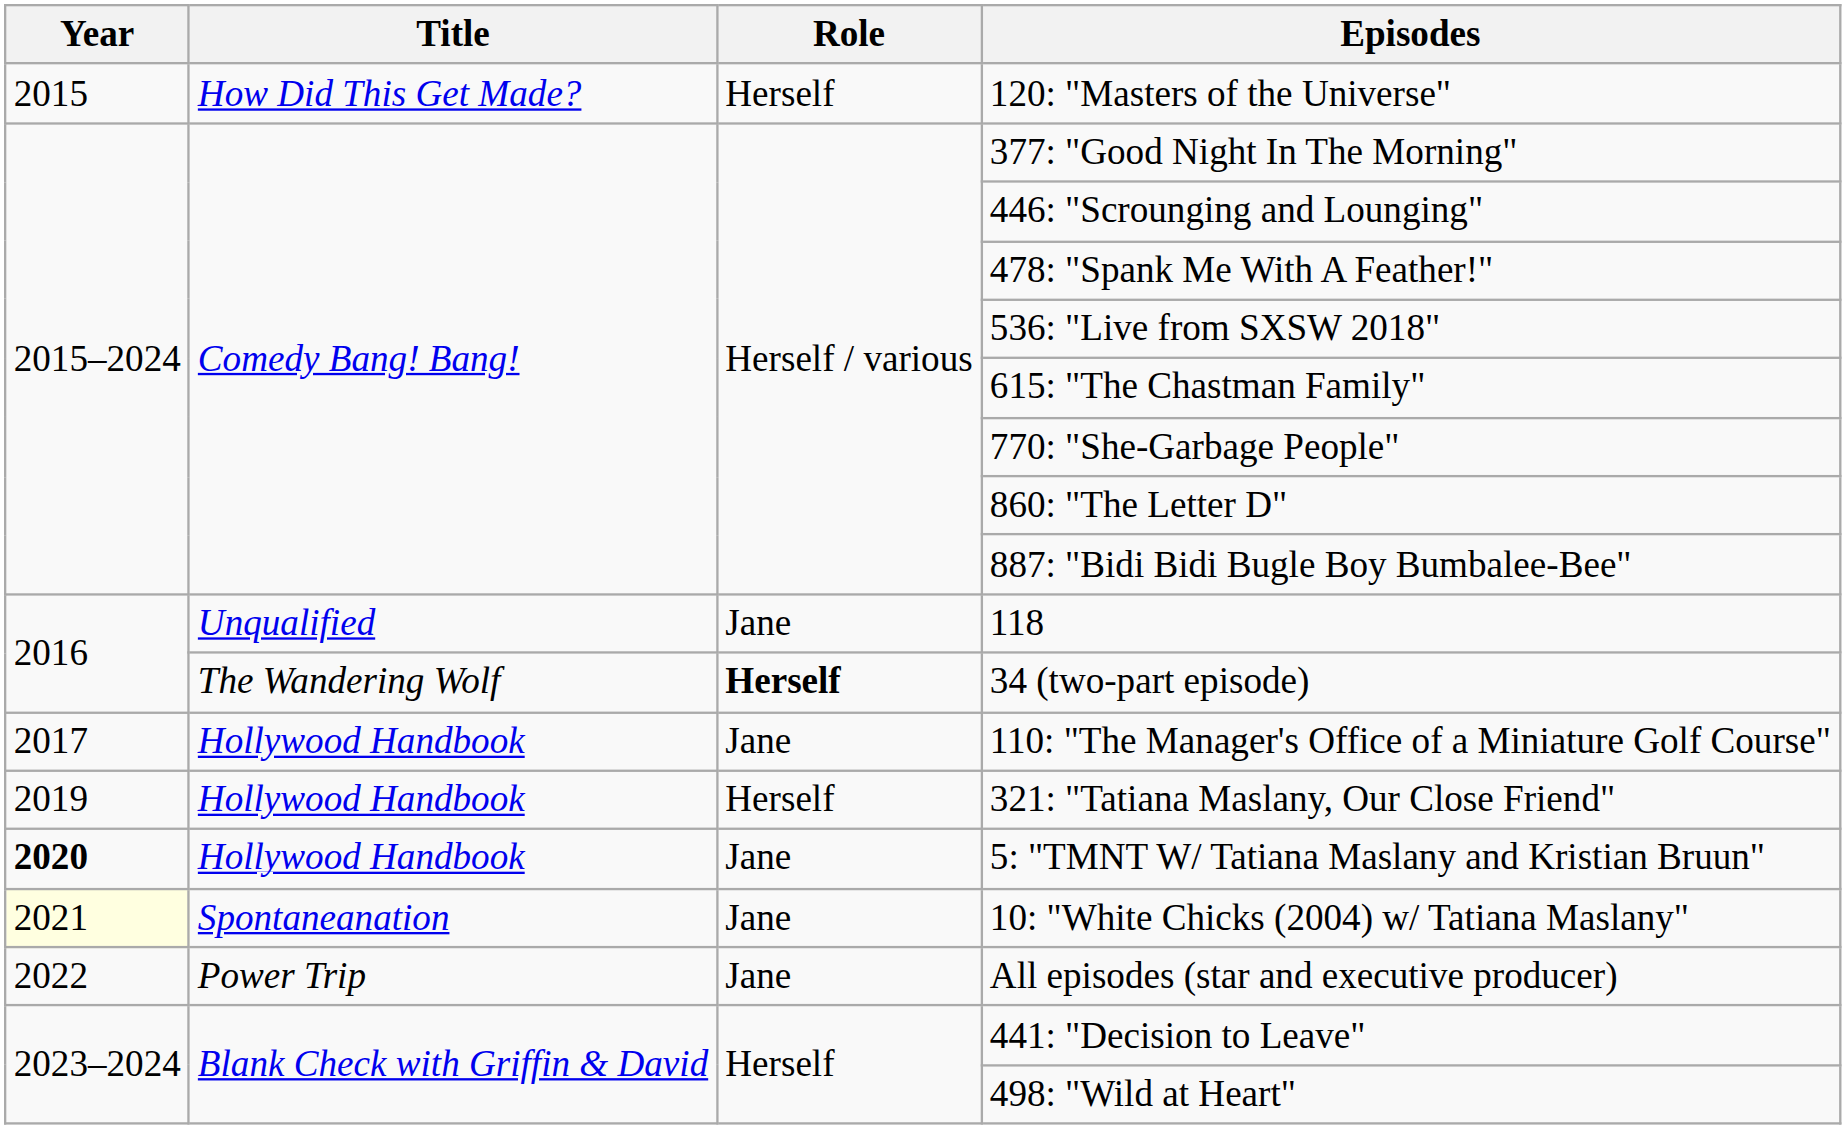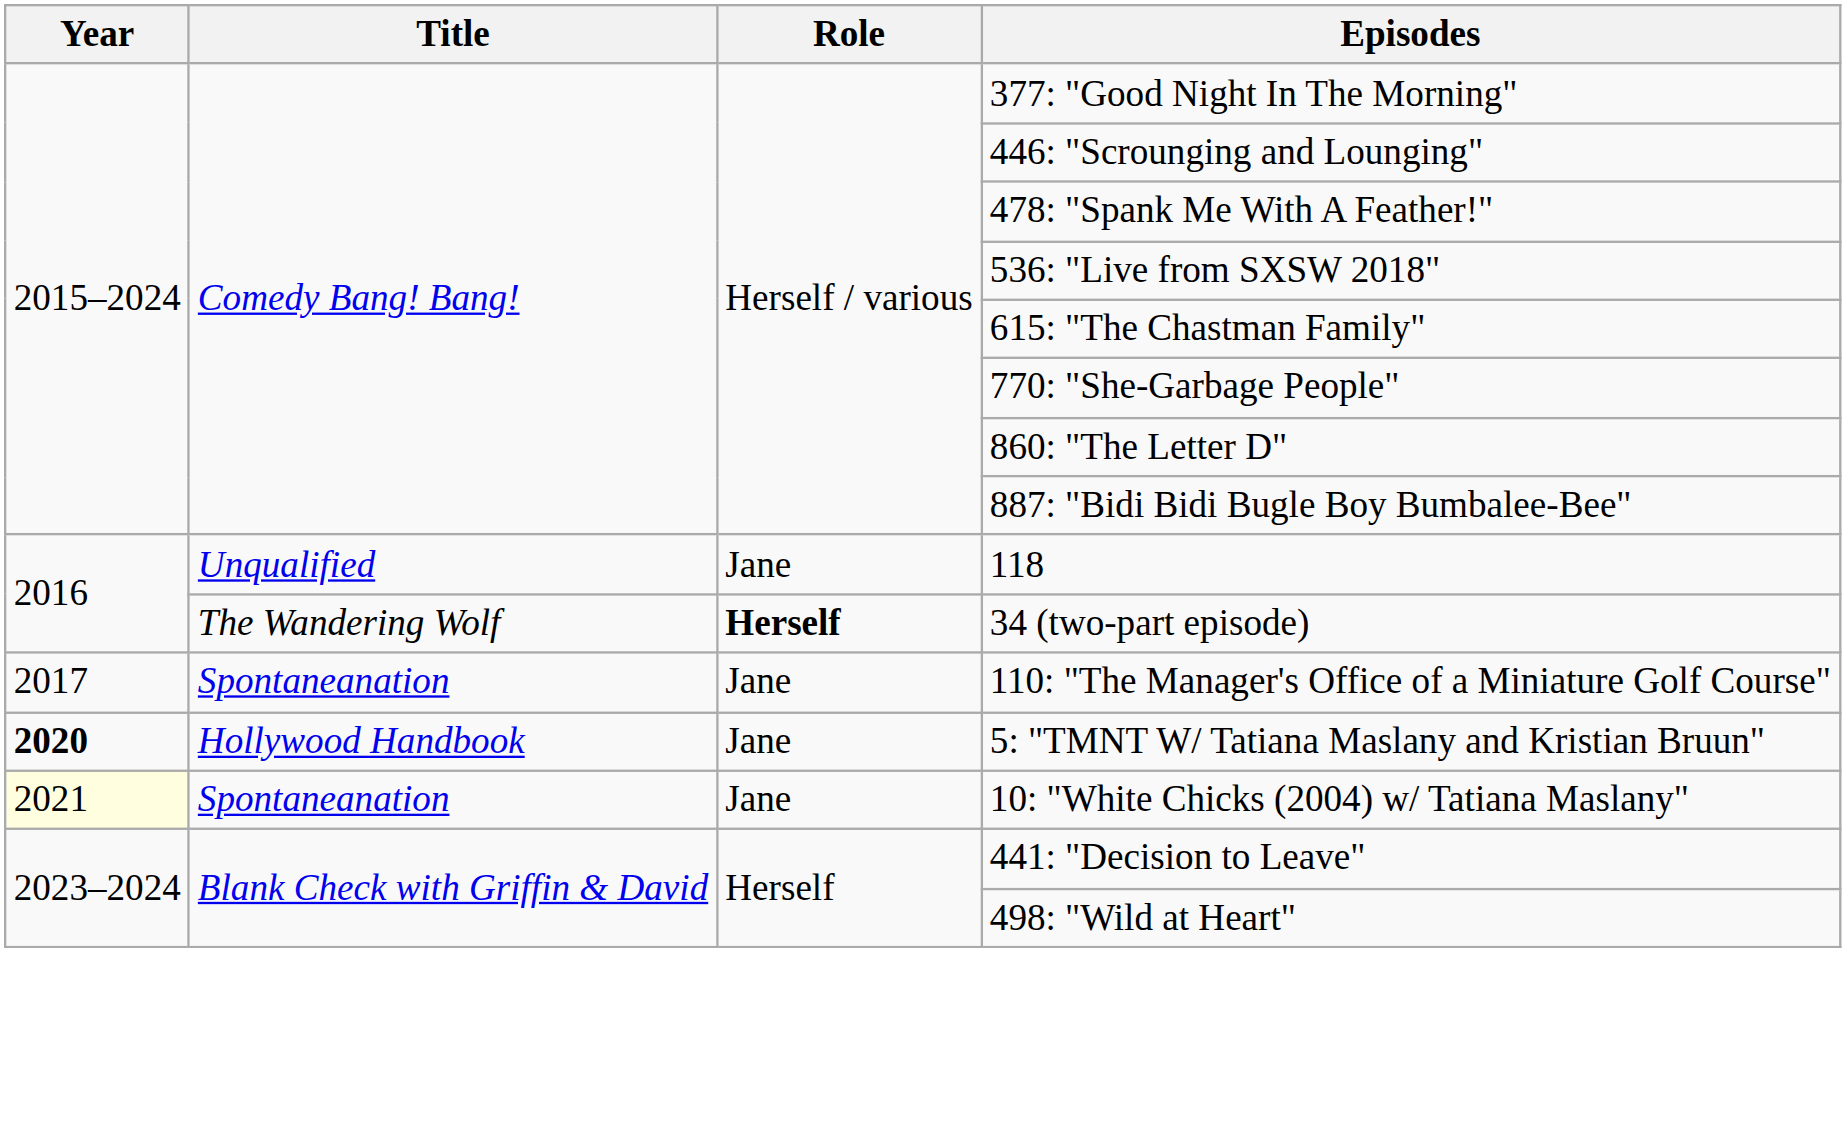- row: (1220, 92)
(361, 740) Hollywood Handbook -> (324, 681) Spontaneanation
- row: (1302, 799)
- row: (1304, 975)
